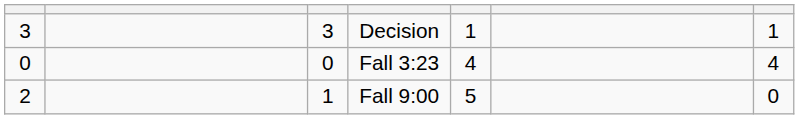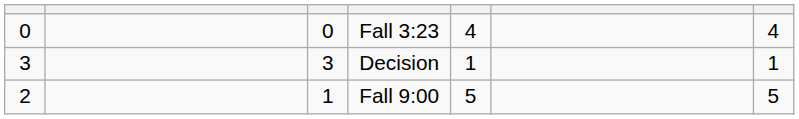rows swapped: (399, 63) <-> (399, 30)
(773, 96) 0 -> (773, 96) 5
